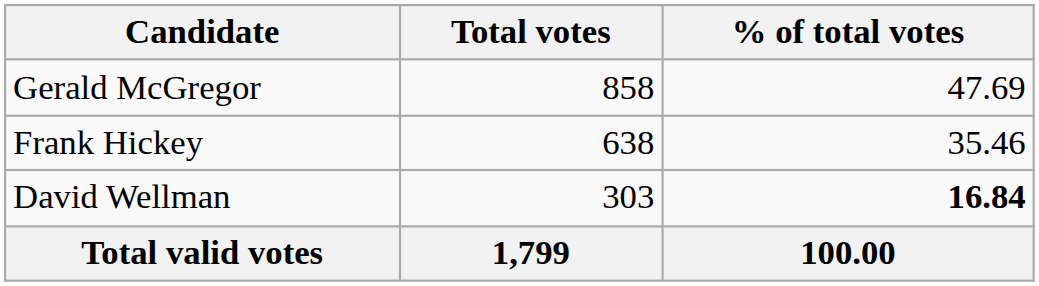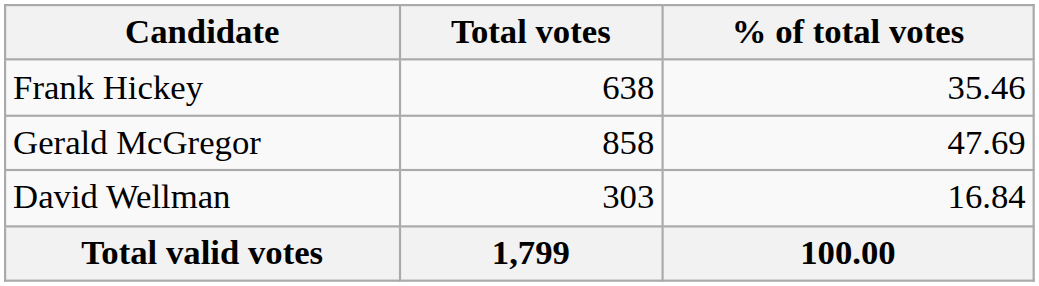rows swapped: (137, 87) <-> (108, 142)
(987, 197) bold -> (987, 197) normal
